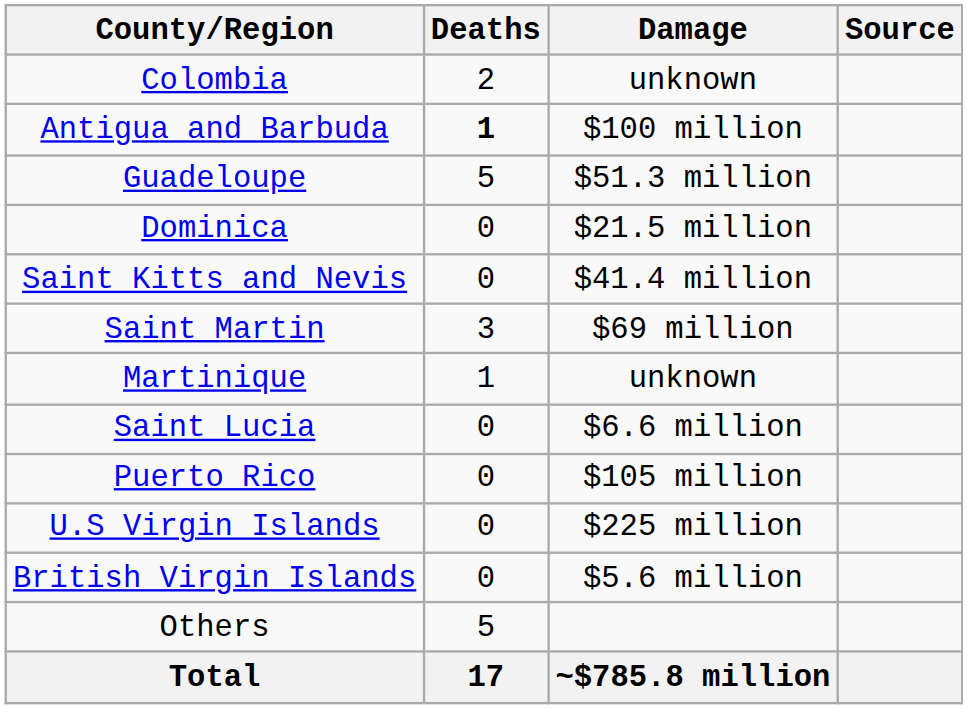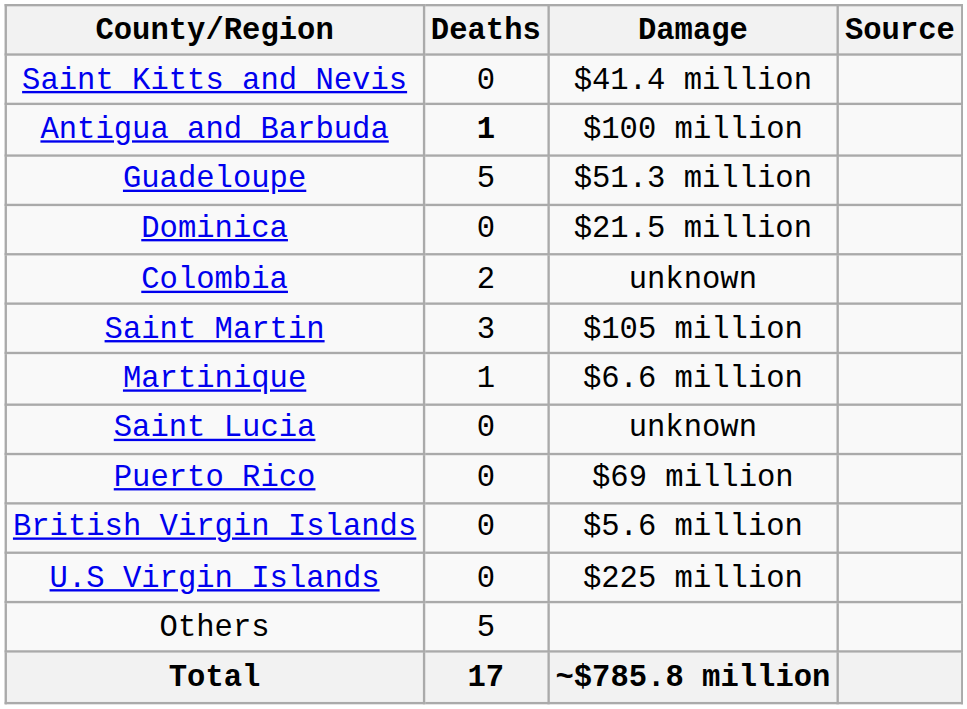rows swapped: (215, 80) <-> (215, 279)
(693, 329) $69 million -> (693, 329) $105 million
(693, 379) unknown -> (693, 379) $6.6 million
(693, 428) $6.6 million -> (693, 428) unknown
(693, 478) $105 million -> (693, 478) $69 million
rows swapped: (215, 528) <-> (215, 578)
